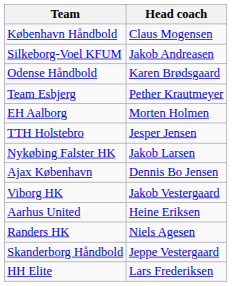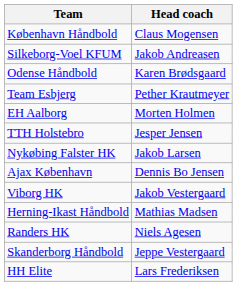- row: (44, 212)
+ row: (68, 212)
